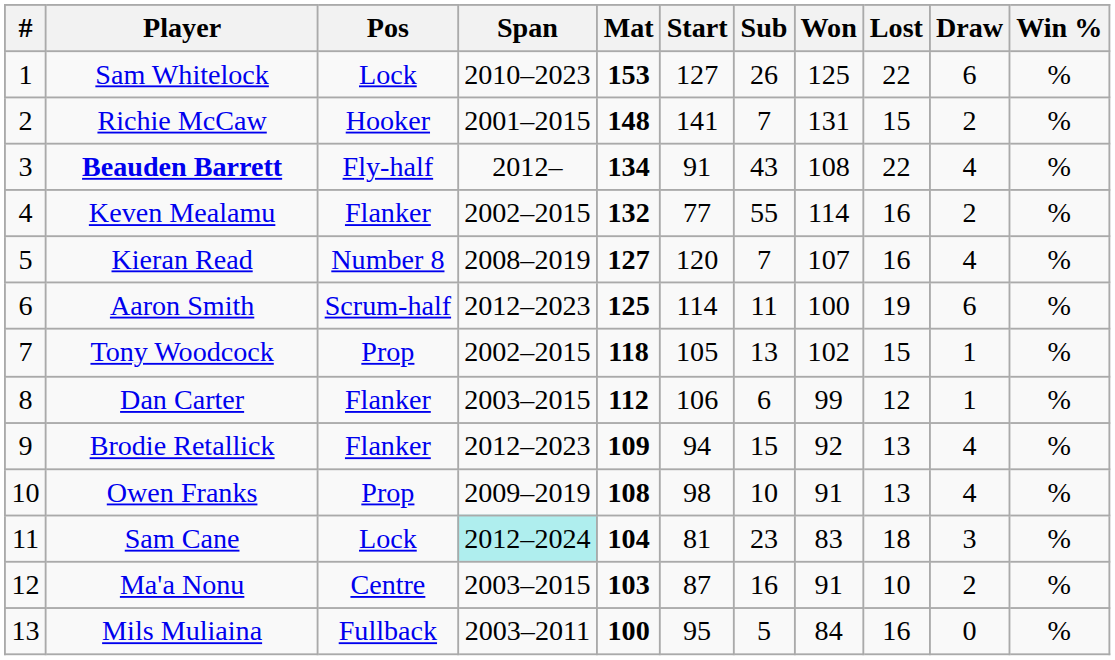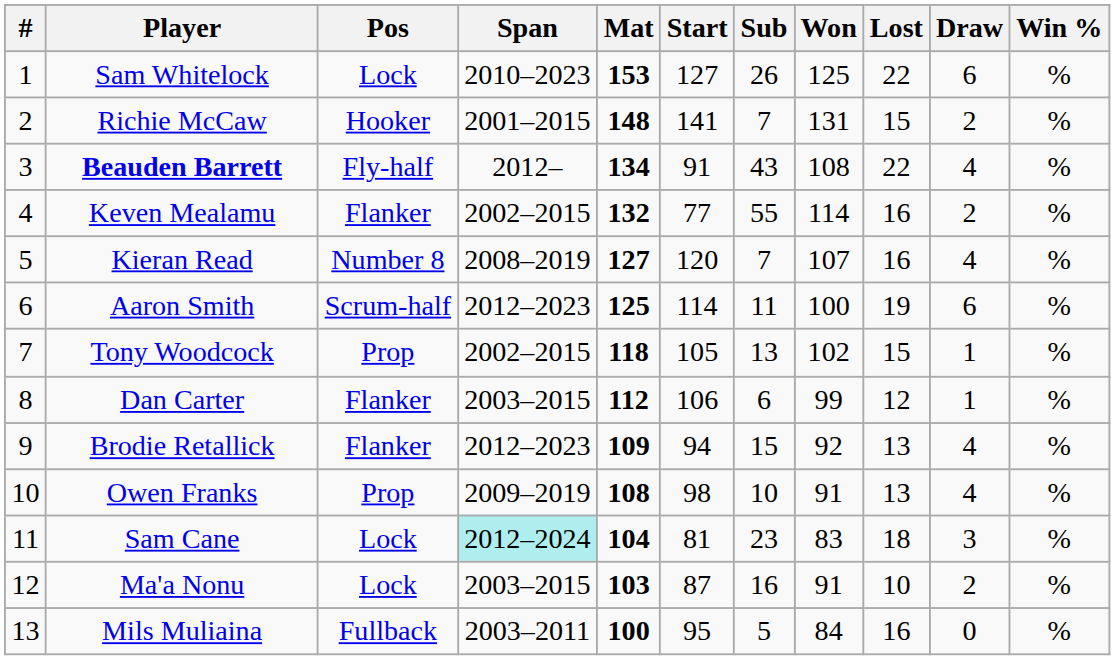(388, 584) Centre -> (388, 584) Lock
